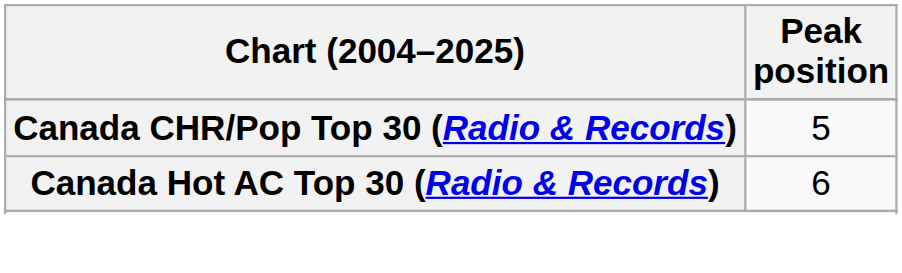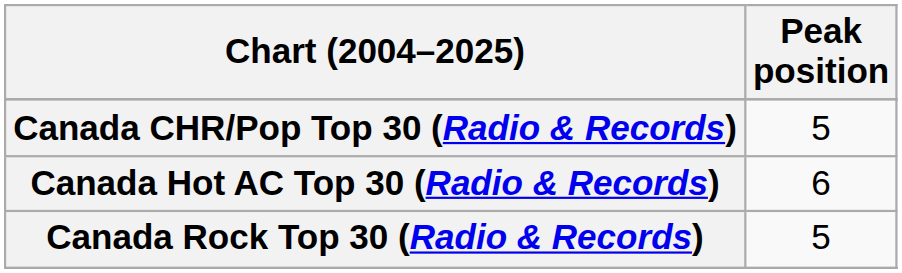+ row: (375, 238)
